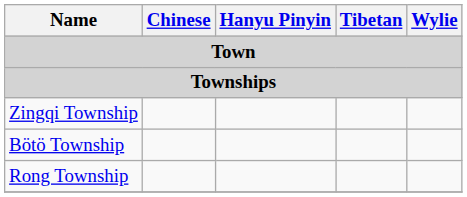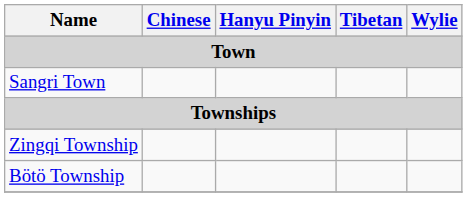+ row: (57, 82)
- row: (69, 176)
